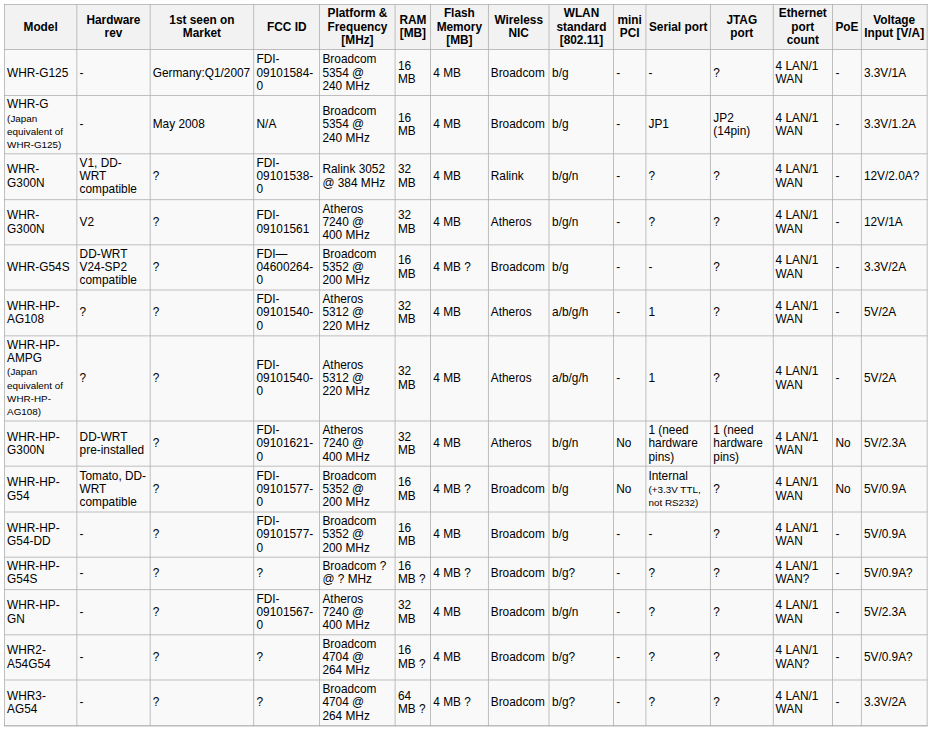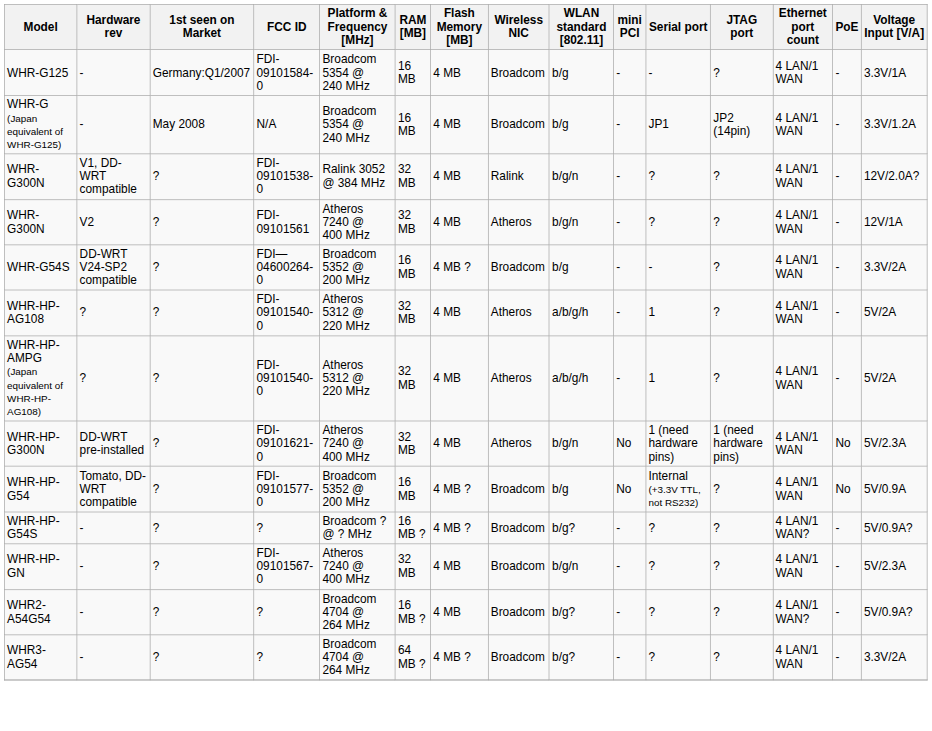- row: (33, 534)
